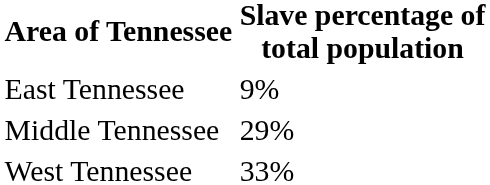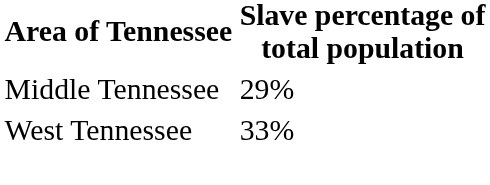- row: (95, 89)
